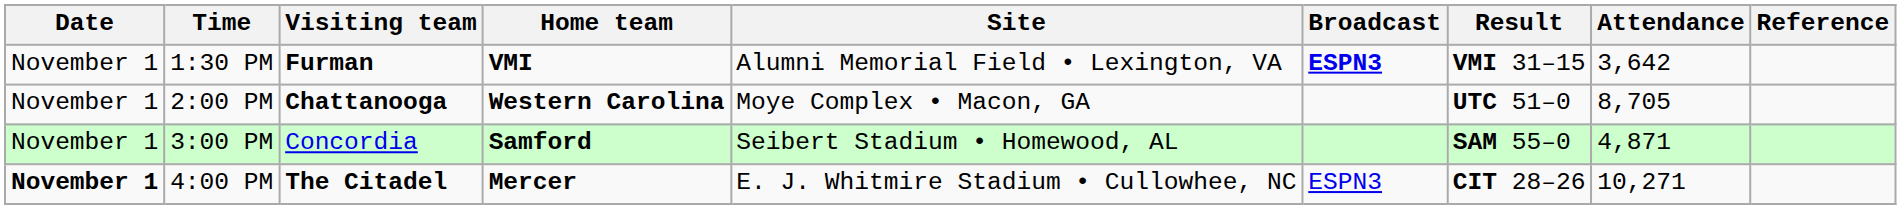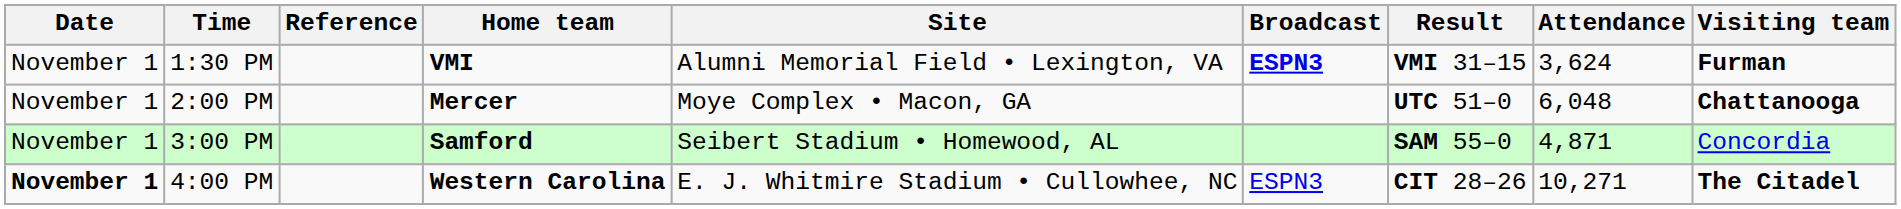columns swapped: (381, 25) <-> (1823, 25)
(1634, 65) 3,642 -> (1575, 65) 3,624
(607, 105) Western Carolina -> (474, 105) Mercer
(1634, 105) 8,705 -> (1575, 105) 6,048
(533, 184) Mercer -> (548, 184) Western Carolina
